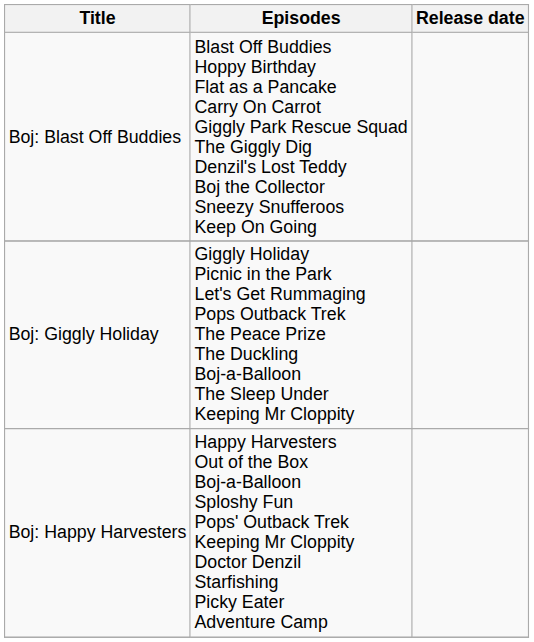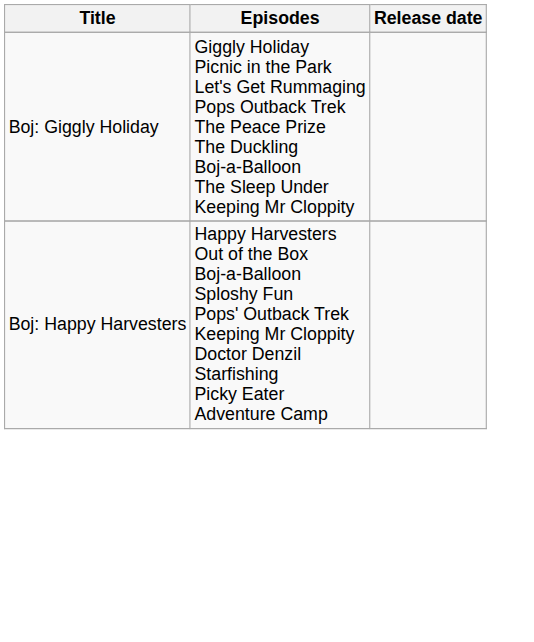- row: (95, 136)
